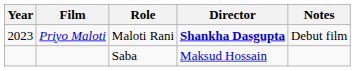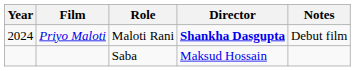(20, 35) 2023 -> (20, 35) 2024
